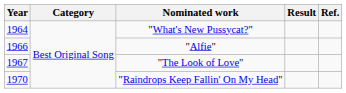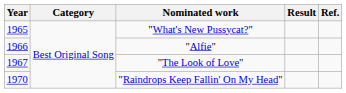(17, 29) 1964 -> (17, 29) 1965
